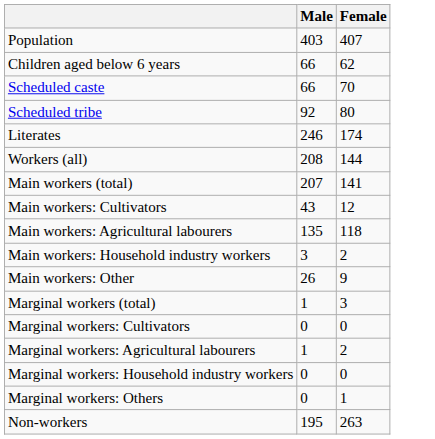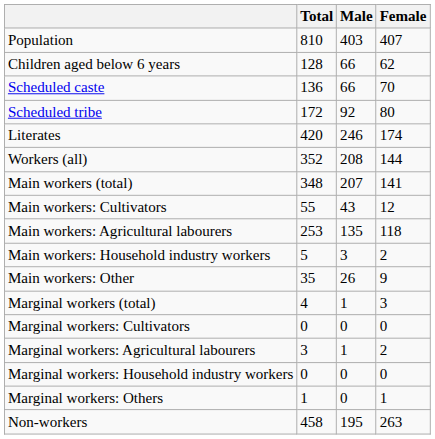+ column: (317, 16)
